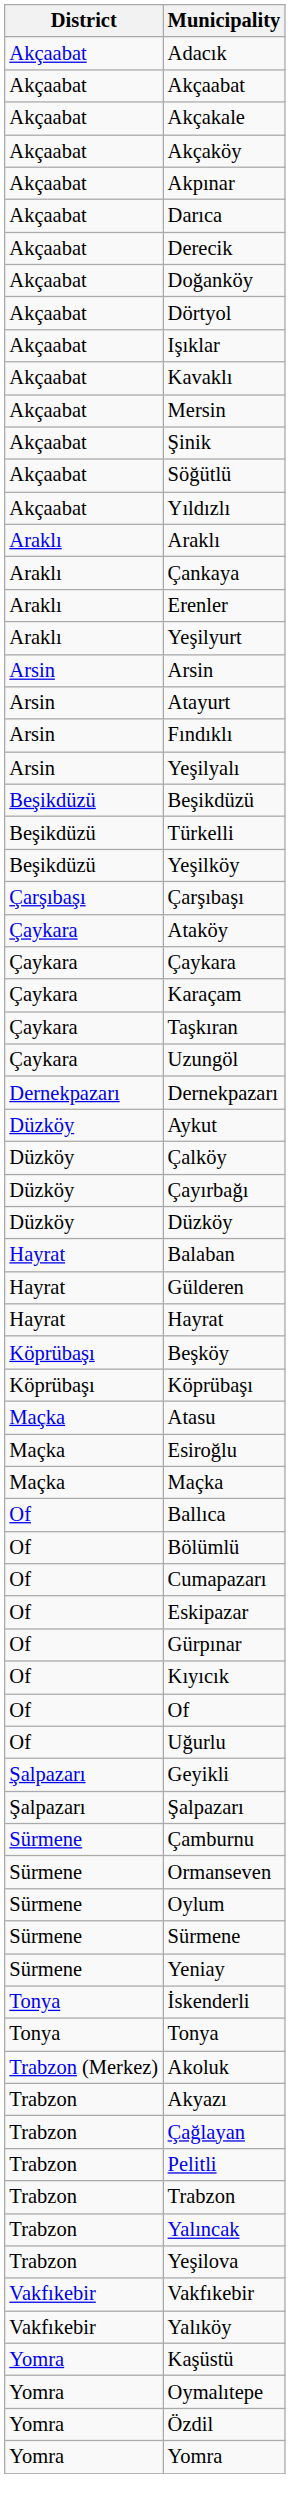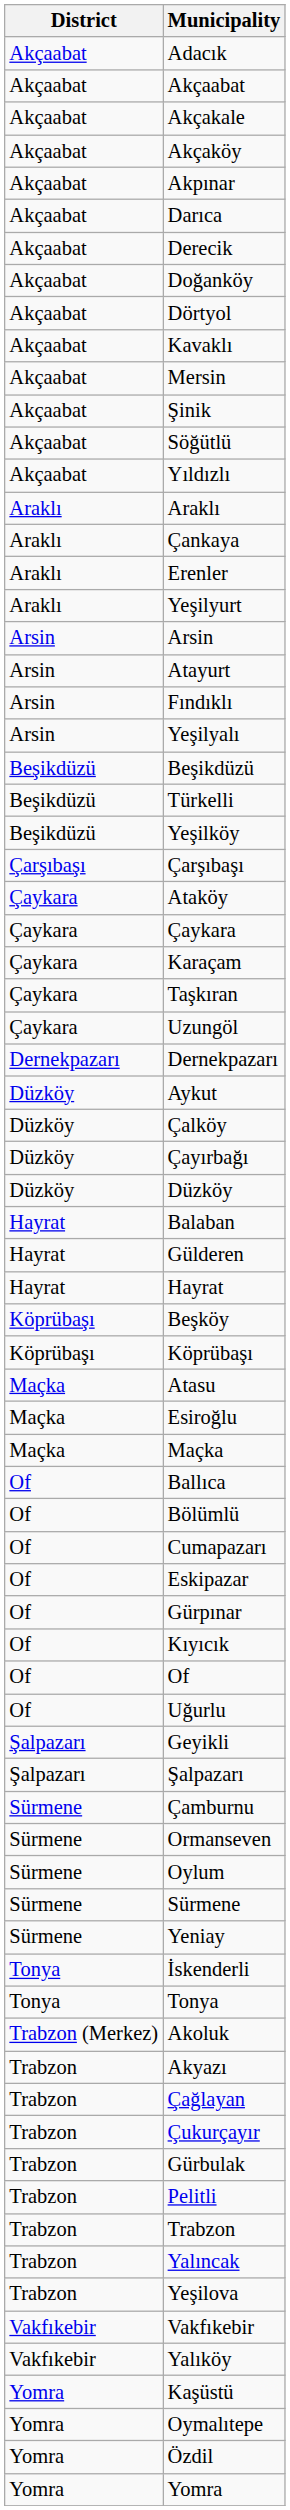- row: (194, 345)
+ row: (214, 2131)
+ row: (206, 2164)
